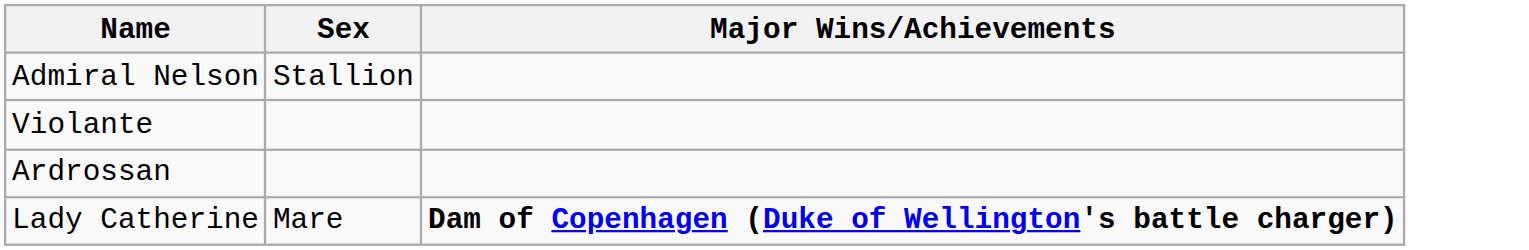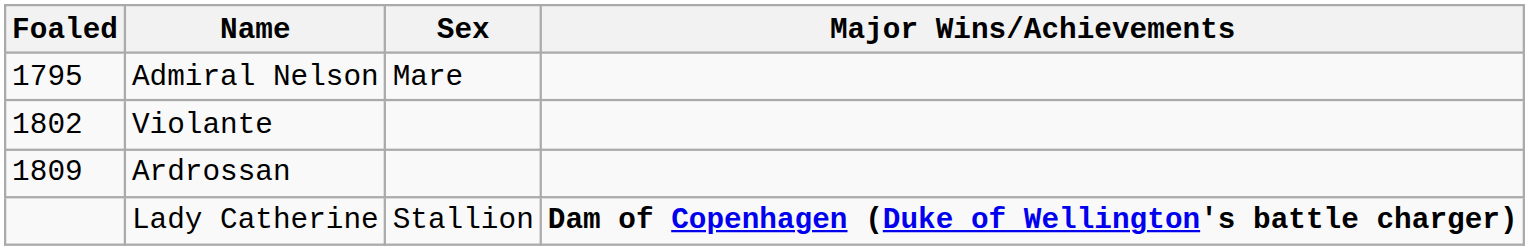+ column: (65, 29)
(343, 77) Stallion -> (428, 77) Mare
(308, 221) Mare -> (463, 221) Stallion
